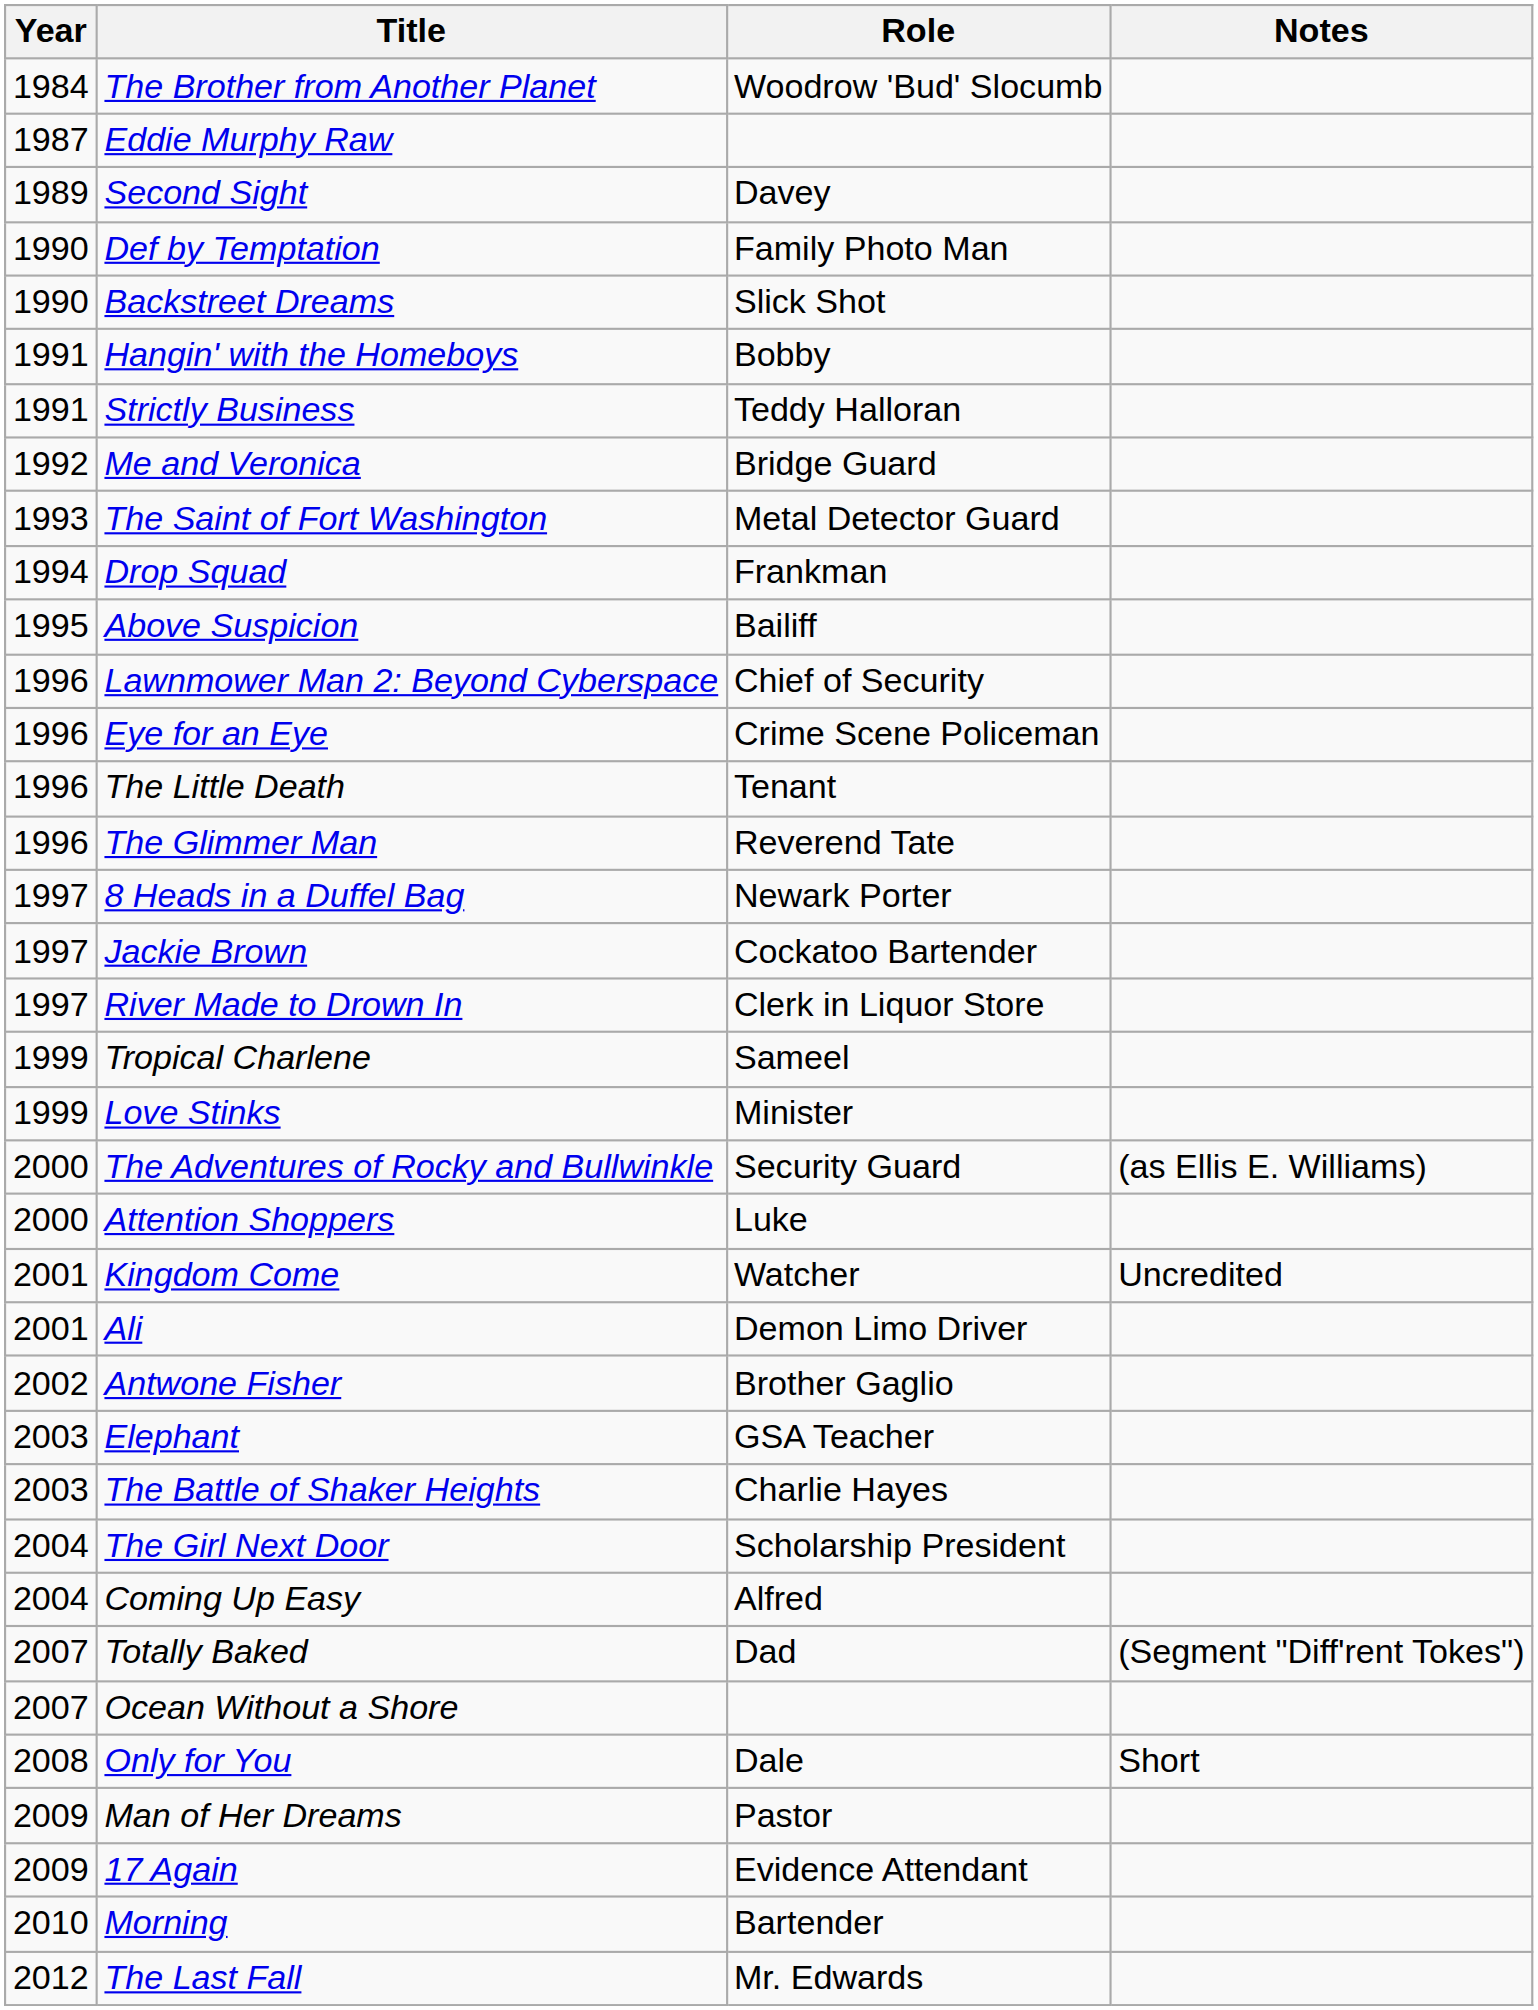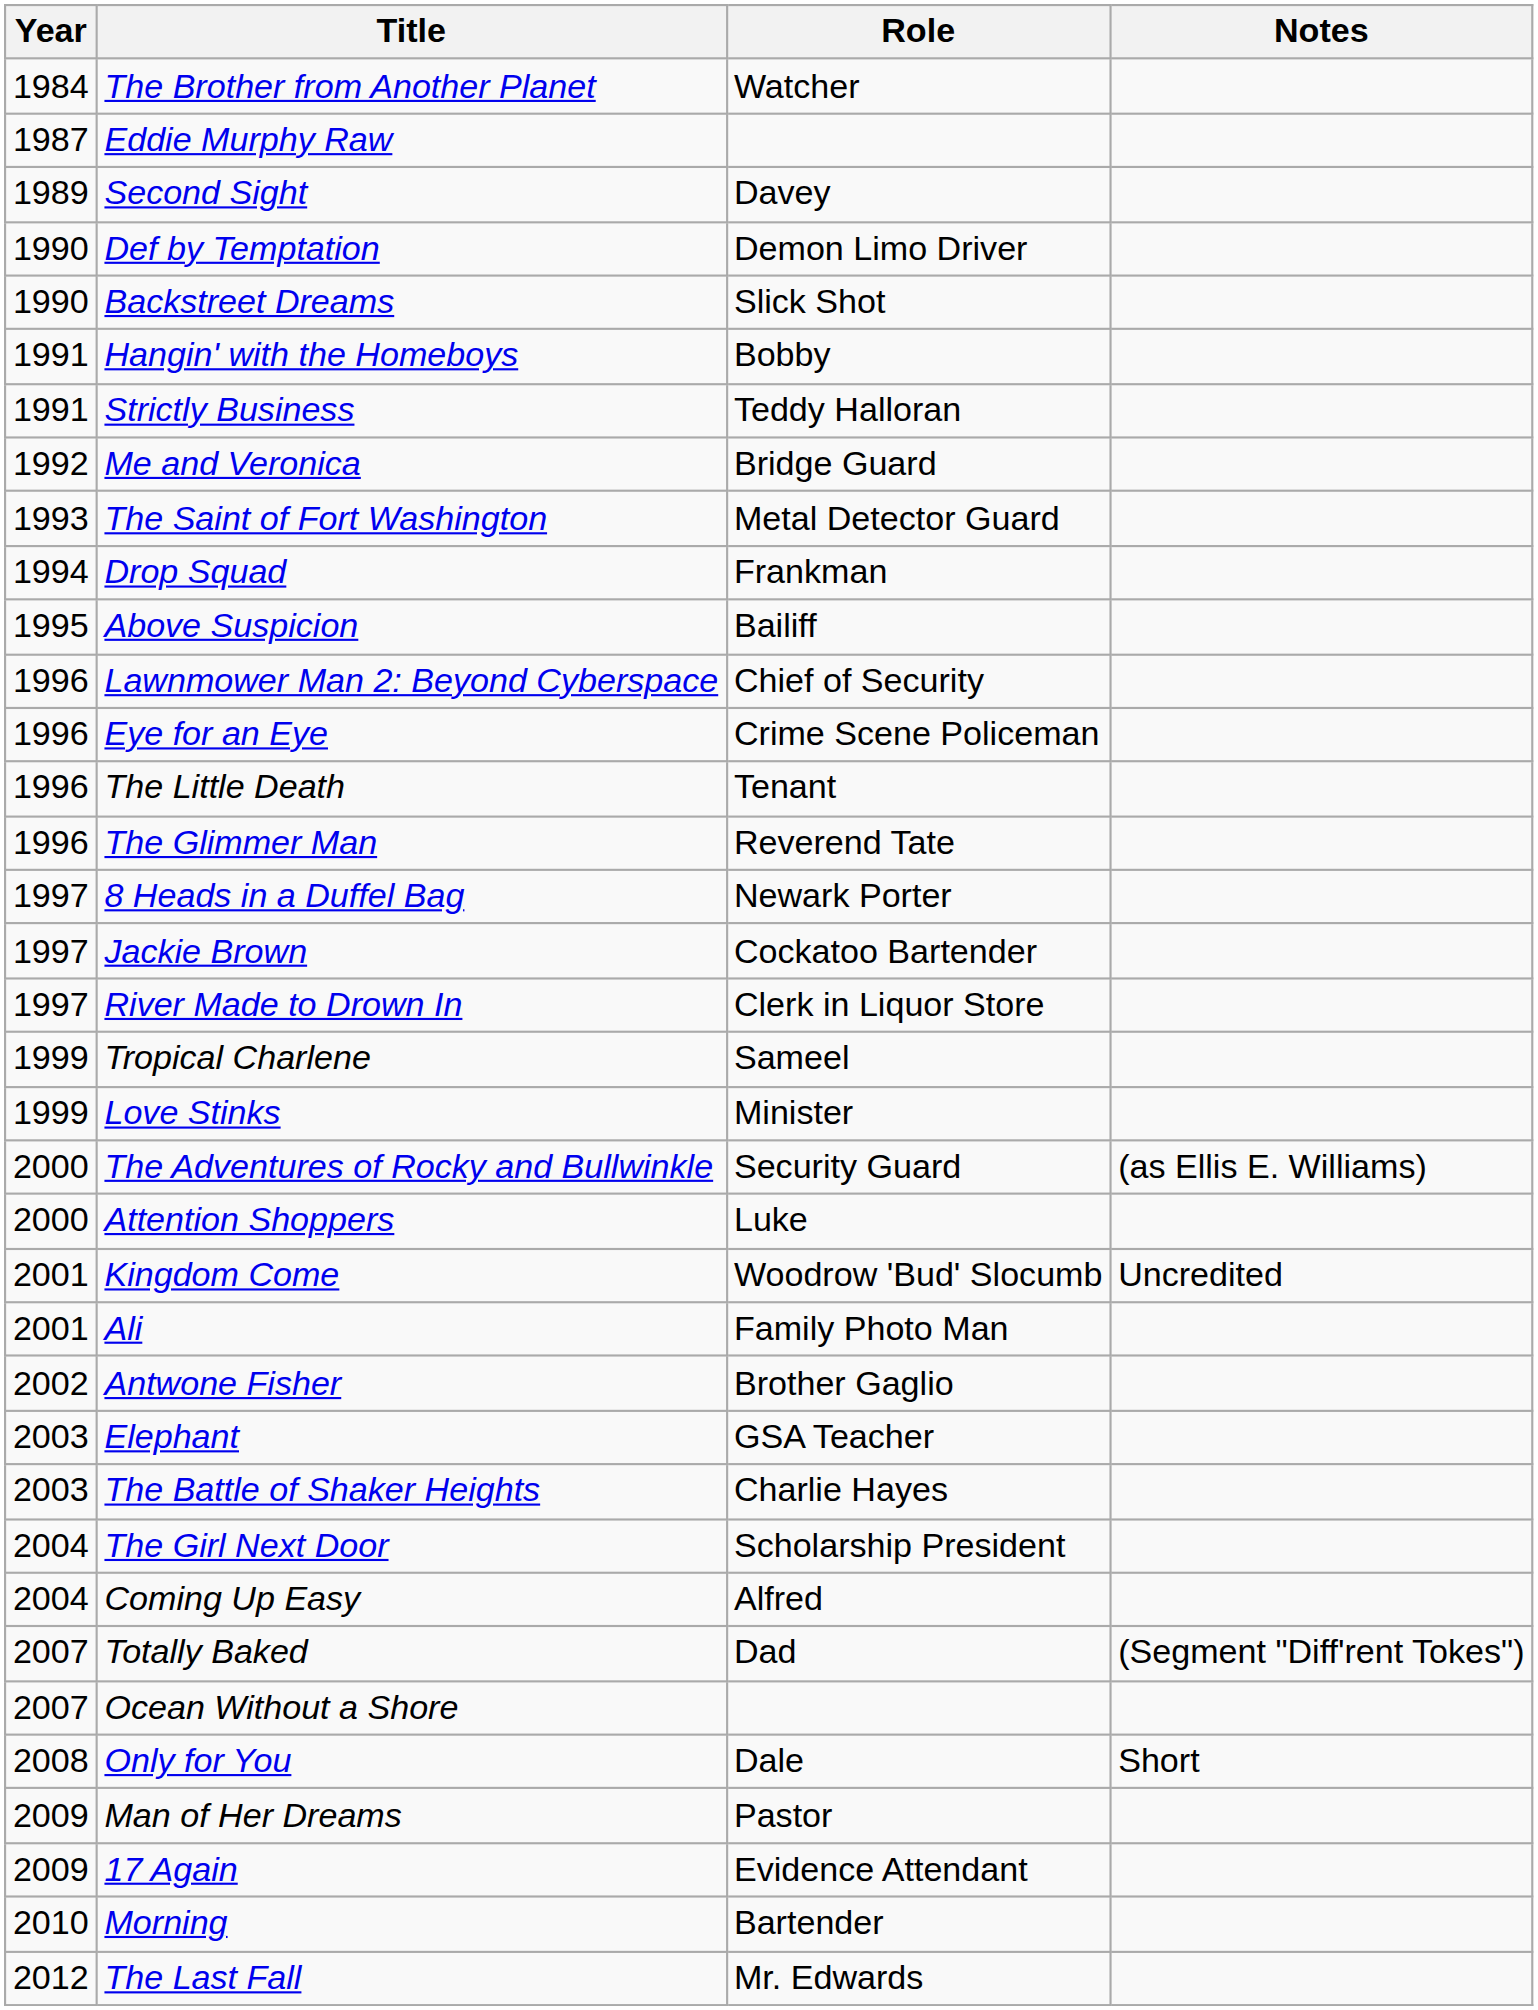(918, 85) Woodrow 'Bud' Slocumb -> (797, 85) Watcher
(871, 247) Family Photo Man -> (881, 247) Demon Limo Driver
(797, 1274) Watcher -> (918, 1274) Woodrow 'Bud' Slocumb
(881, 1328) Demon Limo Driver -> (871, 1328) Family Photo Man
